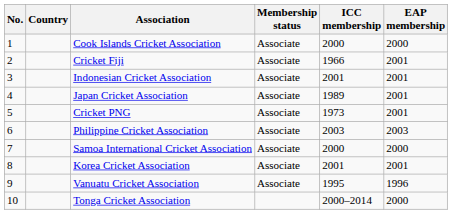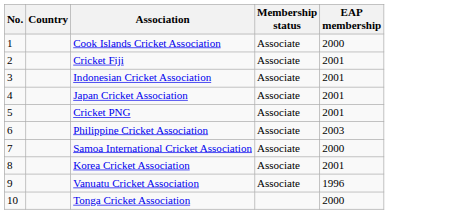- column: (352, 19)
